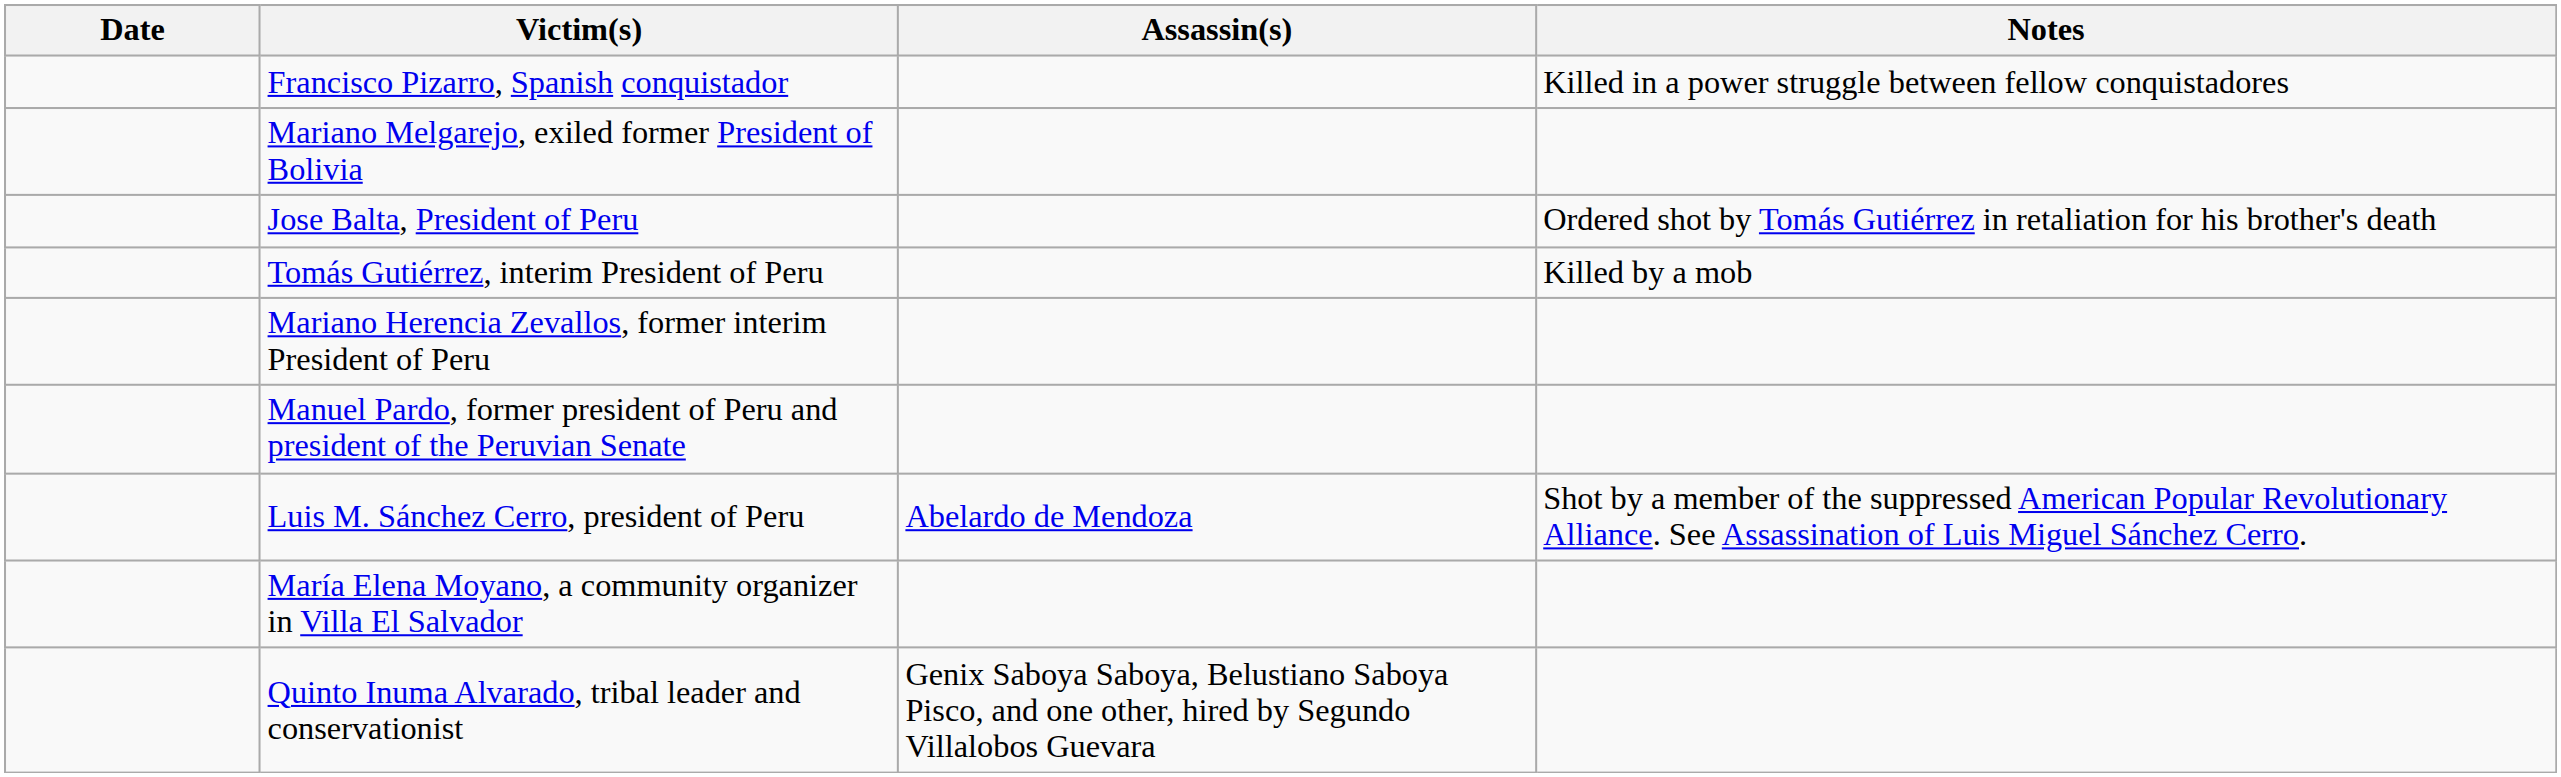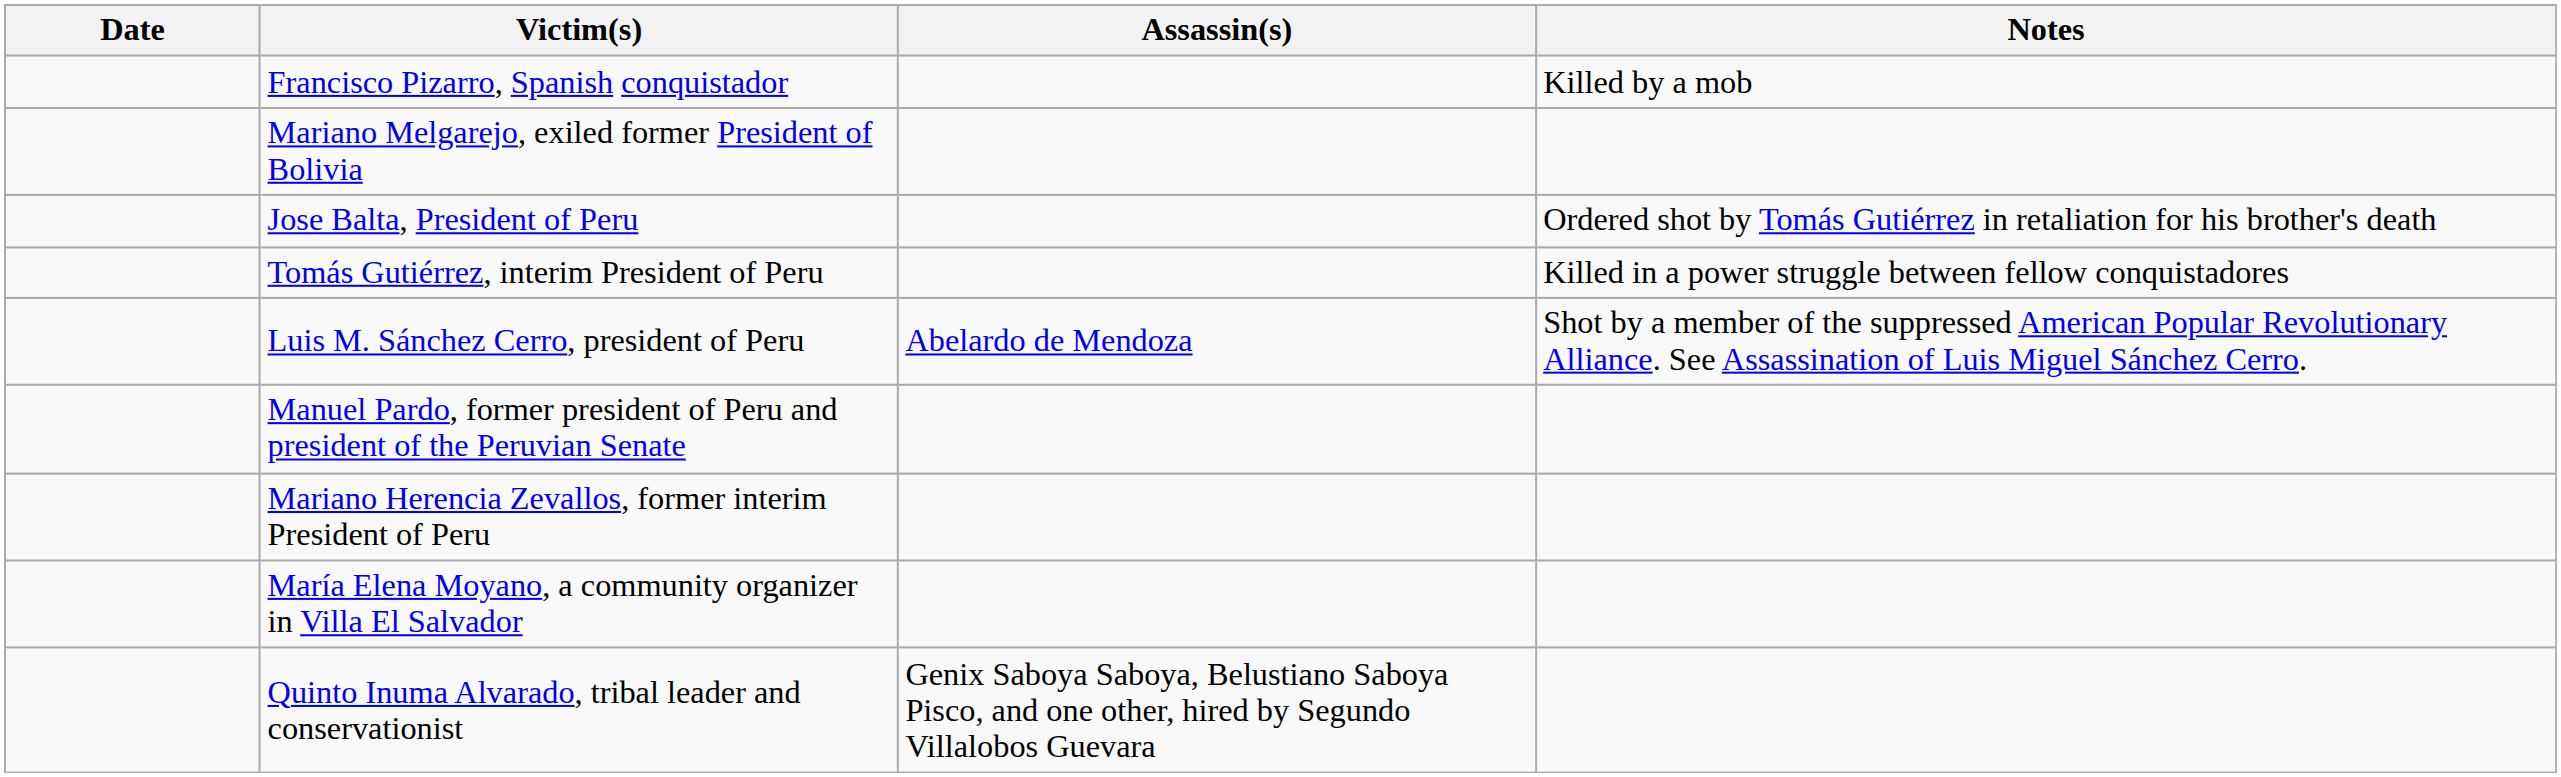(1916, 81) Killed in a power struggle between fellow conquistadores -> (1648, 81) Killed by a mob
(1648, 271) Killed by a mob -> (1916, 271) Killed in a power struggle between fellow conquistadores
rows swapped: (547, 340) <-> (536, 516)
